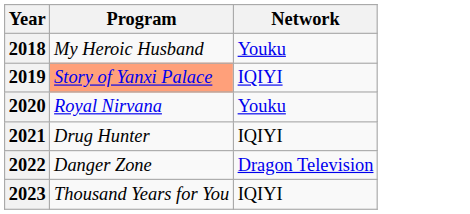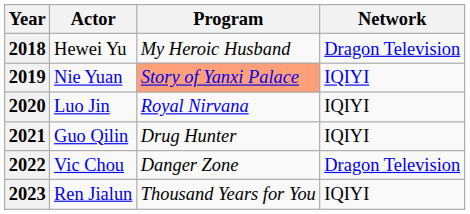+ column: (93, 19)
(262, 48) Youku -> (392, 48) Dragon Television
(262, 106) Youku -> (347, 106) IQIYI
